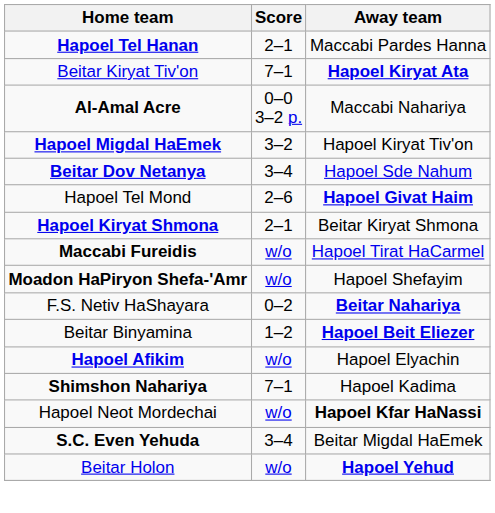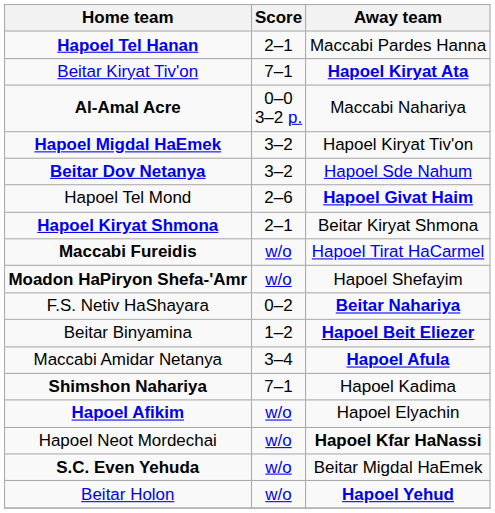(279, 171) 3–4 -> (279, 171) 3–2
+ row: (128, 359)
rows swapped: (128, 359) <-> (128, 386)
(279, 440) 3–4 -> (279, 467) w/o
